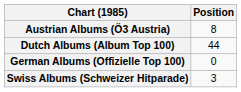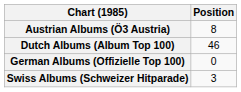(214, 45) 44 -> (214, 45) 46
